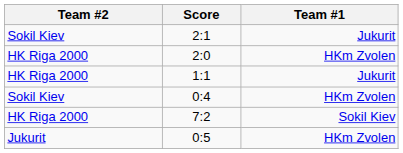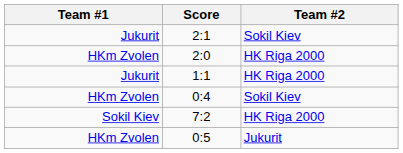columns swapped: (320, 14) <-> (83, 14)
